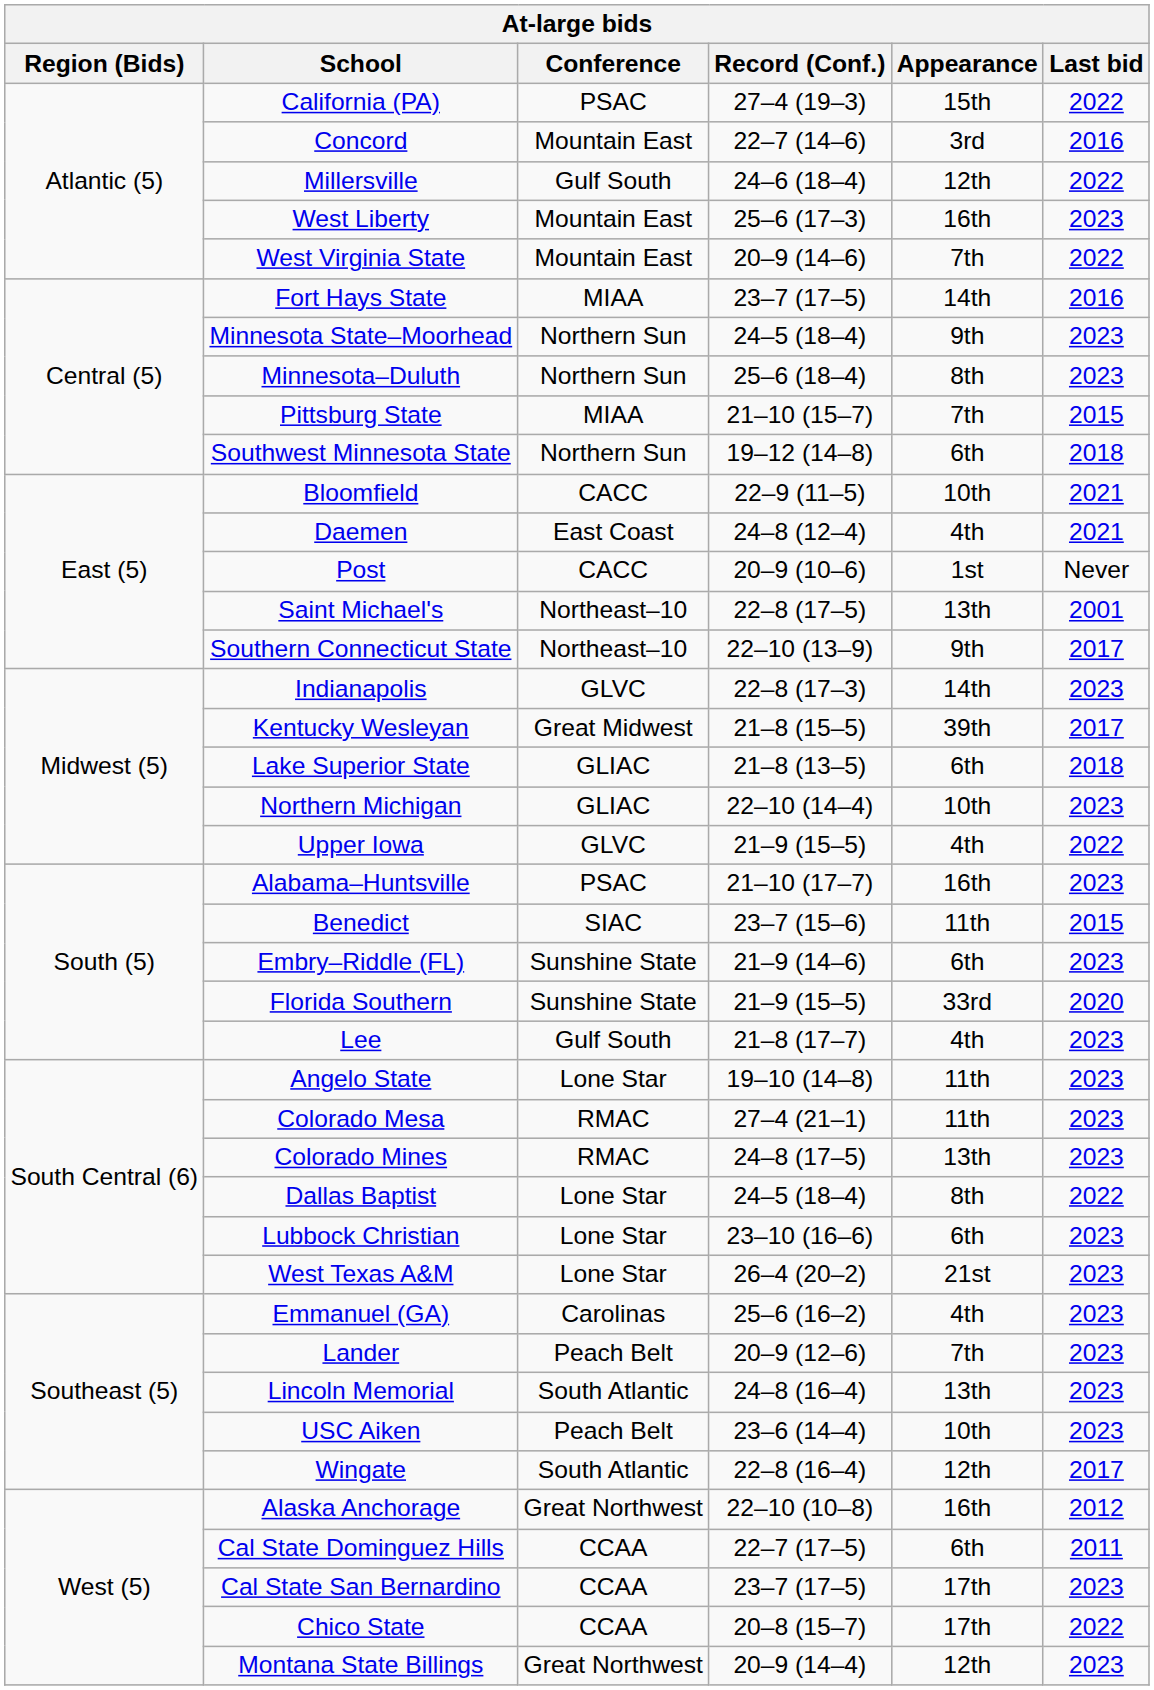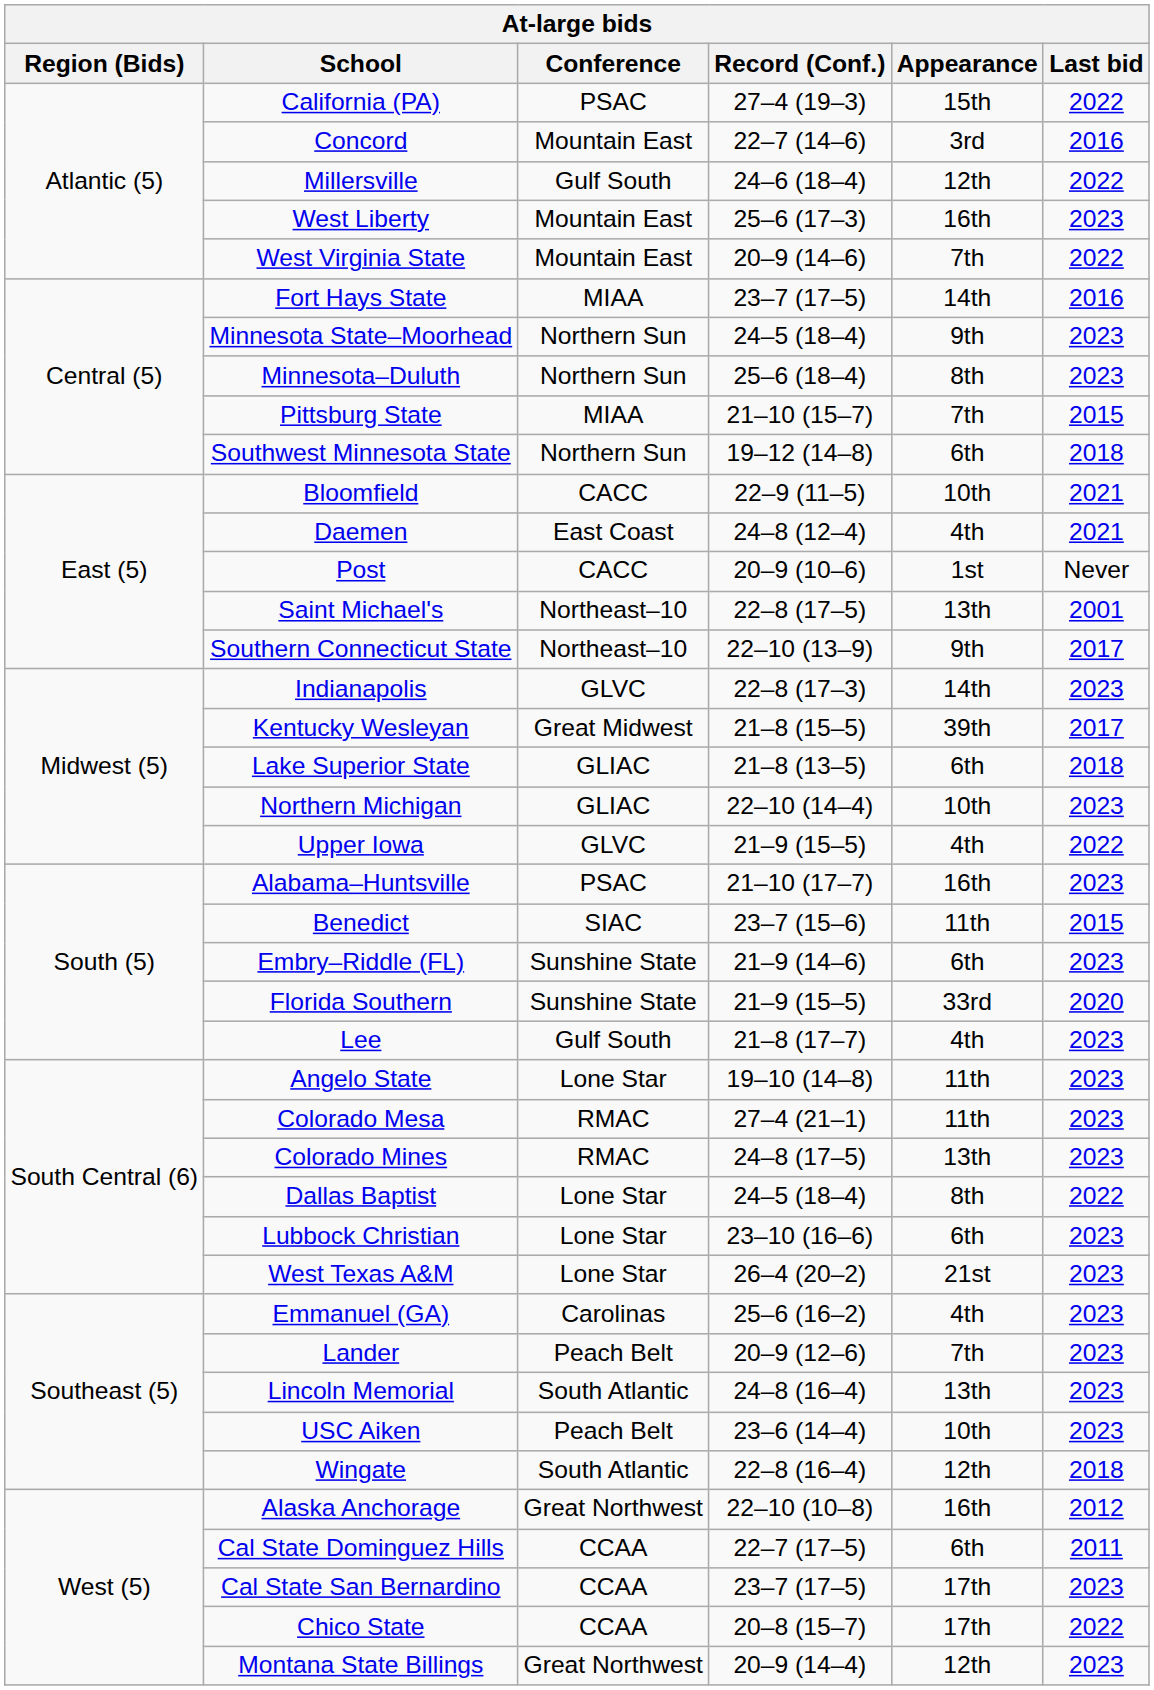(1096, 1469) 2017 -> (1096, 1469) 2018
